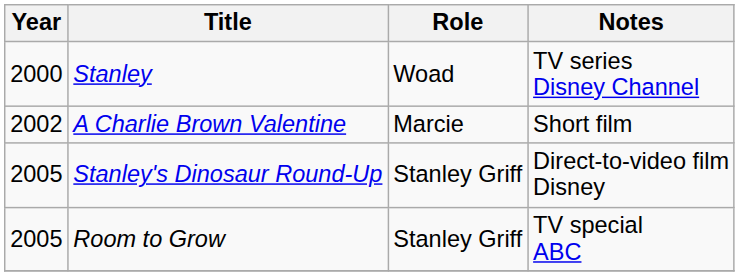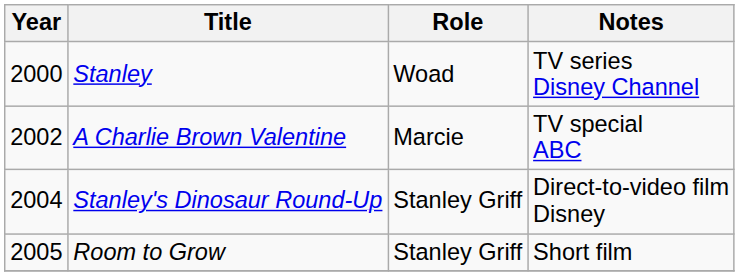(583, 124) Short film -> (588, 137) TV special ABC
(36, 174) 2005 -> (36, 201) 2004
(588, 238) TV special ABC -> (583, 251) Short film
